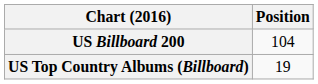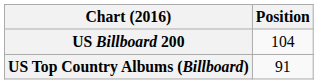(283, 66) 19 -> (283, 66) 91
